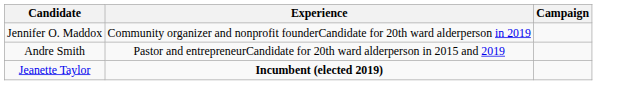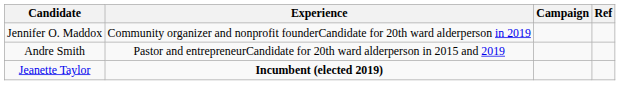+ column: (603, 13)
